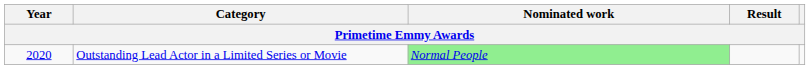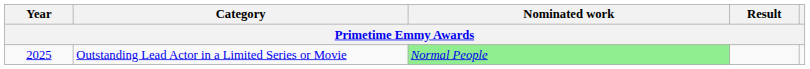(39, 54) 2020 -> (39, 54) 2025
